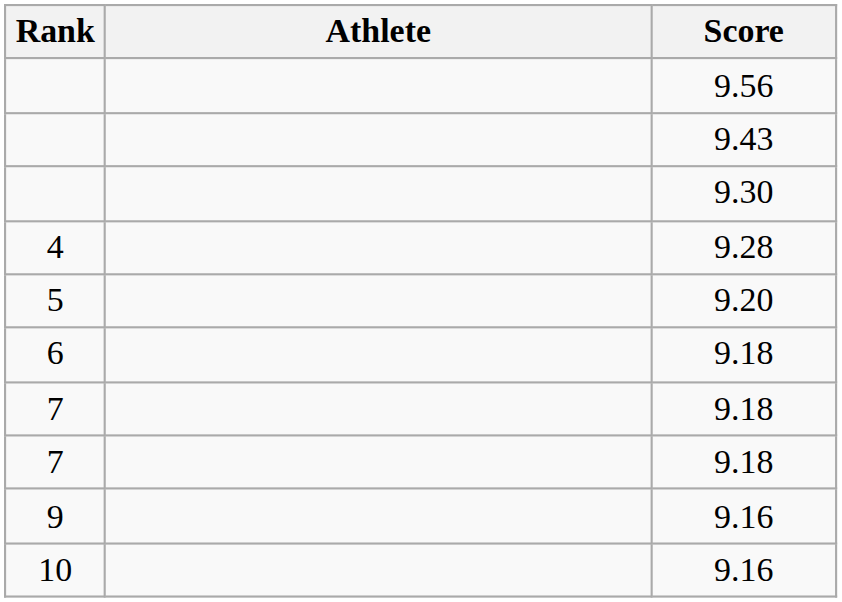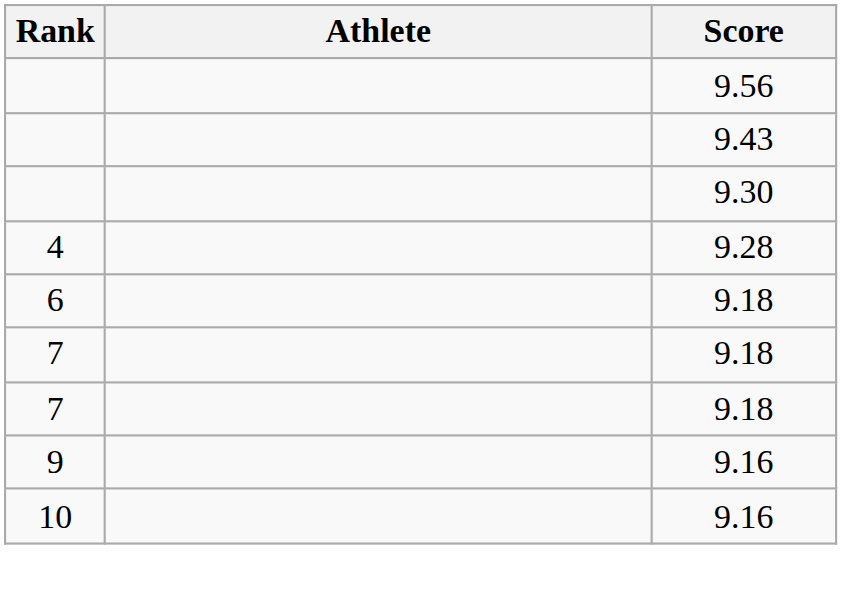- row: (55, 300)
